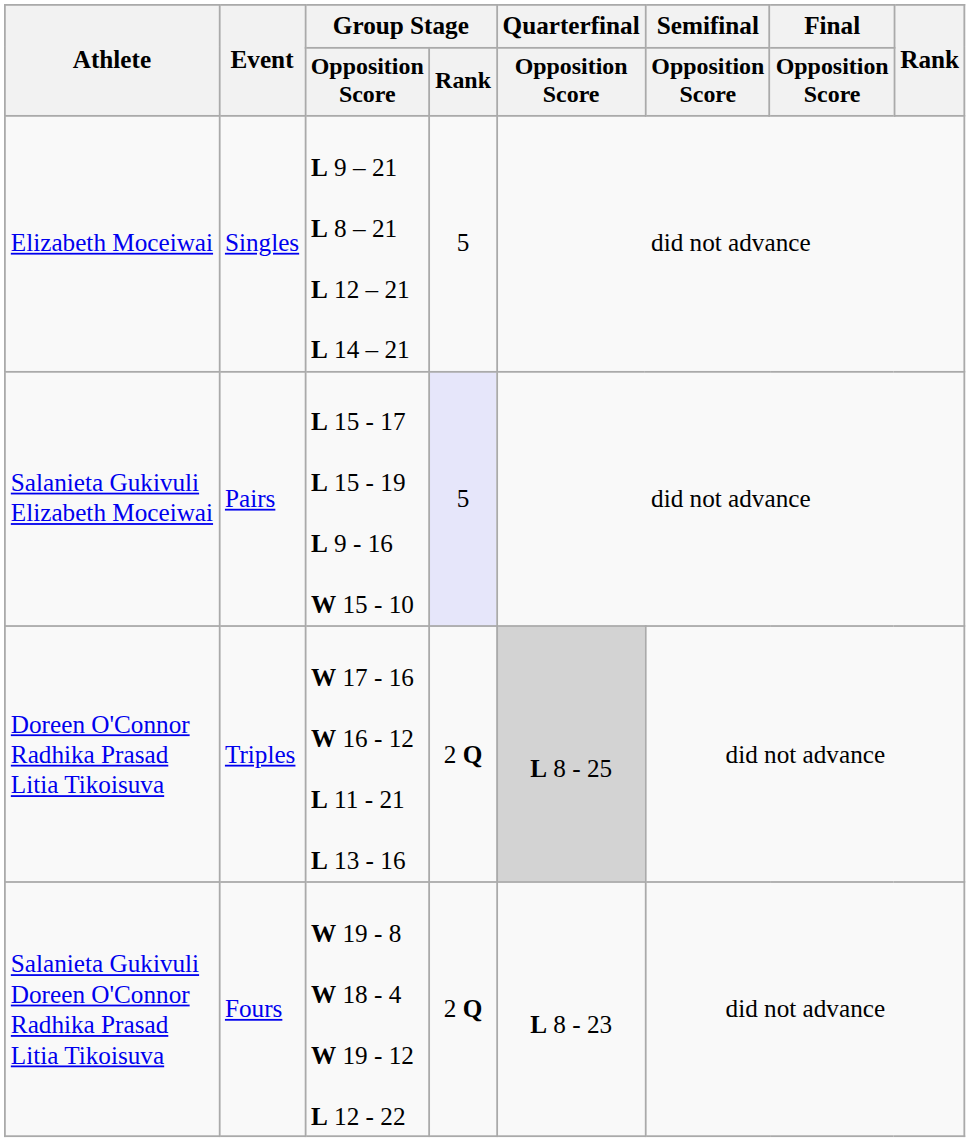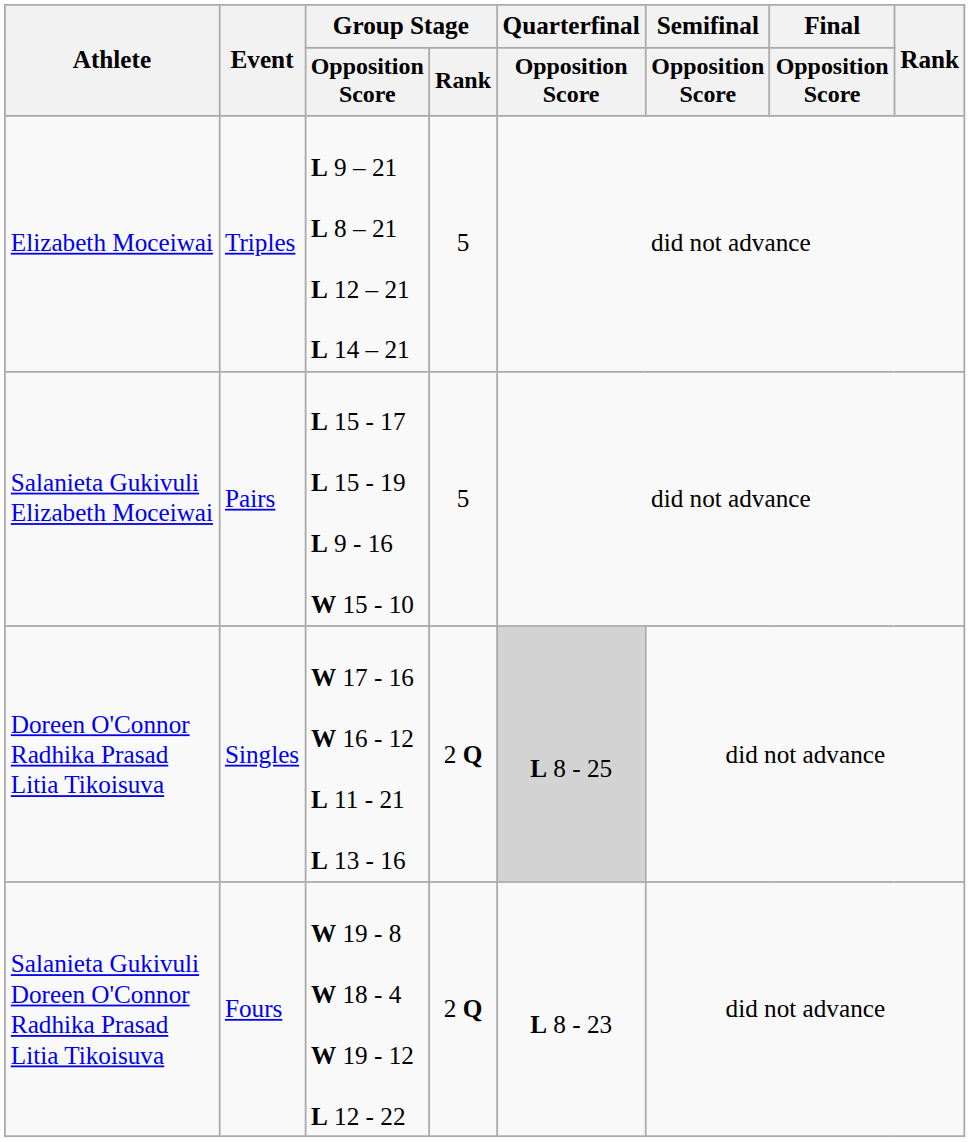(262, 243) Singles -> (260, 243) Triples
(463, 498) lavender background -> (463, 498) no background
(260, 753) Triples -> (262, 753) Singles
